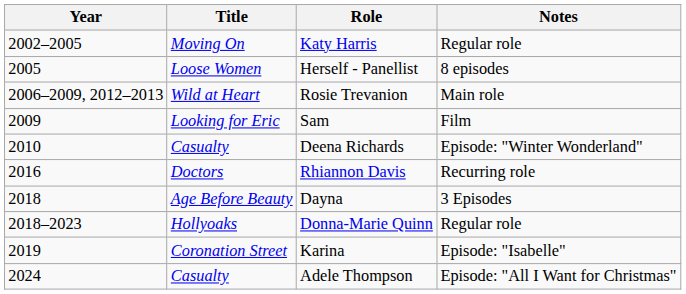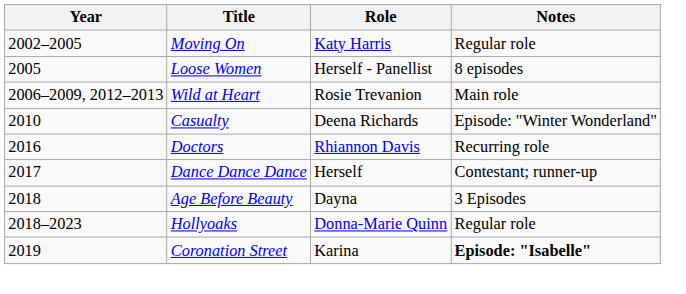- row: (315, 120)
+ row: (338, 172)
(503, 250) normal -> (523, 250) bold
- row: (356, 276)
